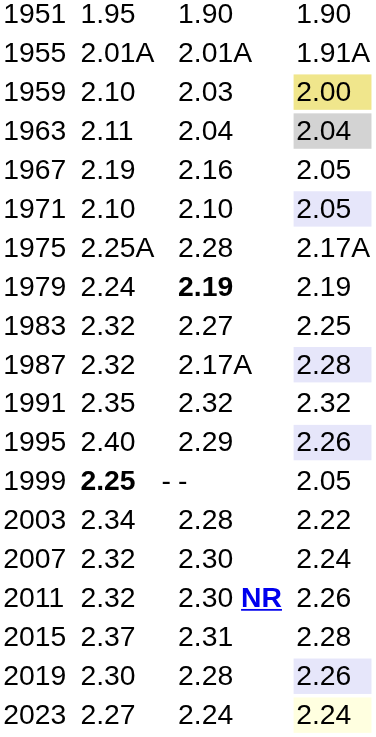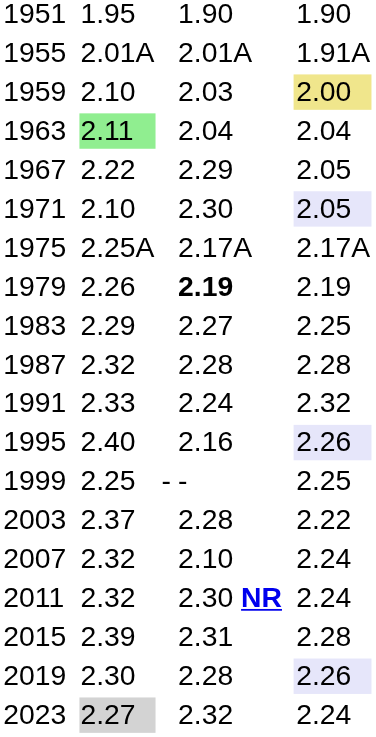(107, 130) no background -> (107, 130) lightgreen background
(324, 130) lightgrey background -> (324, 130) no background
(108, 169) 2.19 -> (108, 169) 2.22
(206, 169) 2.16 -> (206, 169) 2.29
(206, 208) 2.10 -> (206, 208) 2.30
(206, 247) 2.28 -> (215, 247) 2.17A
(108, 286) 2.24 -> (108, 286) 2.26
(108, 325) 2.32 -> (108, 325) 2.29
(215, 364) 2.17A -> (206, 364) 2.28
(324, 364) lavender background -> (324, 364) no background
(108, 403) 2.35 -> (108, 403) 2.33
(206, 403) 2.32 -> (206, 403) 2.24
(206, 442) 2.29 -> (206, 442) 2.16
(108, 481) bold -> (108, 481) normal
(324, 481) 2.05 -> (324, 481) 2.25
(108, 520) 2.34 -> (108, 520) 2.37
(206, 559) 2.30 -> (206, 559) 2.10
(324, 597) 2.26 -> (324, 597) 2.24
(108, 636) 2.37 -> (108, 636) 2.39
(108, 714) no background -> (108, 714) lightgrey background
(206, 714) 2.24 -> (206, 714) 2.32
(324, 714) lightyellow background -> (324, 714) no background
